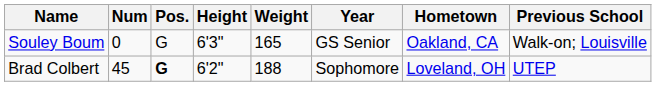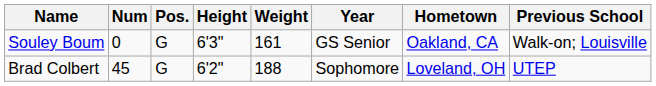(268, 42) 165 -> (268, 42) 161
(161, 68) bold -> (161, 68) normal
